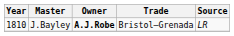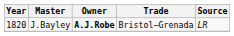(16, 25) 1810 -> (16, 25) 1820
